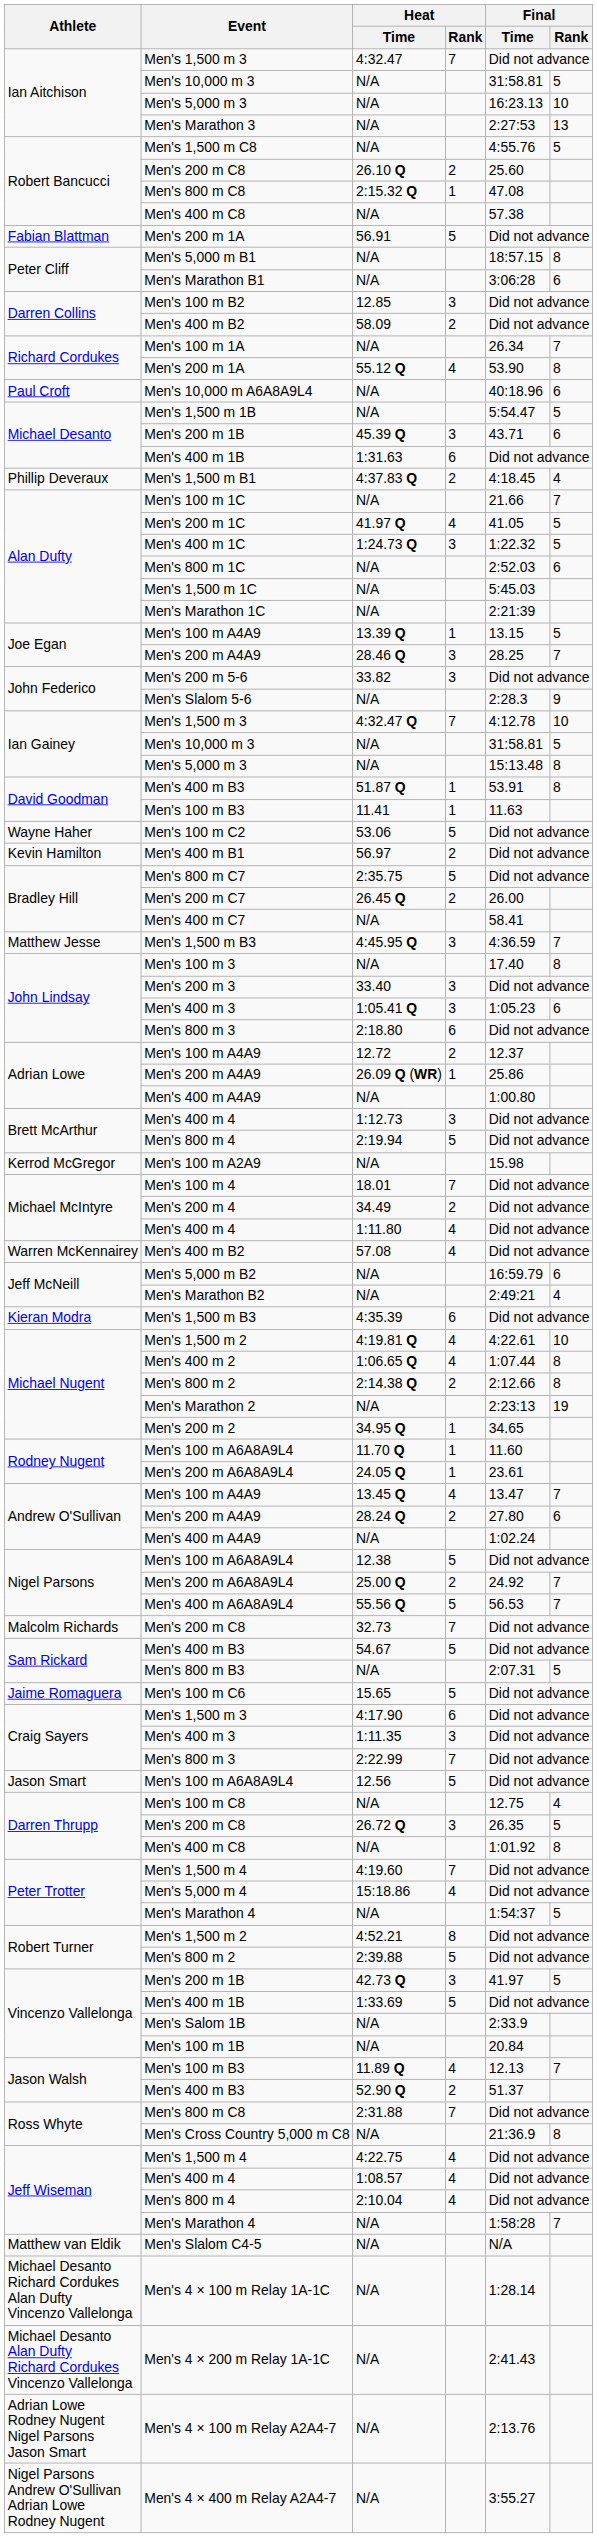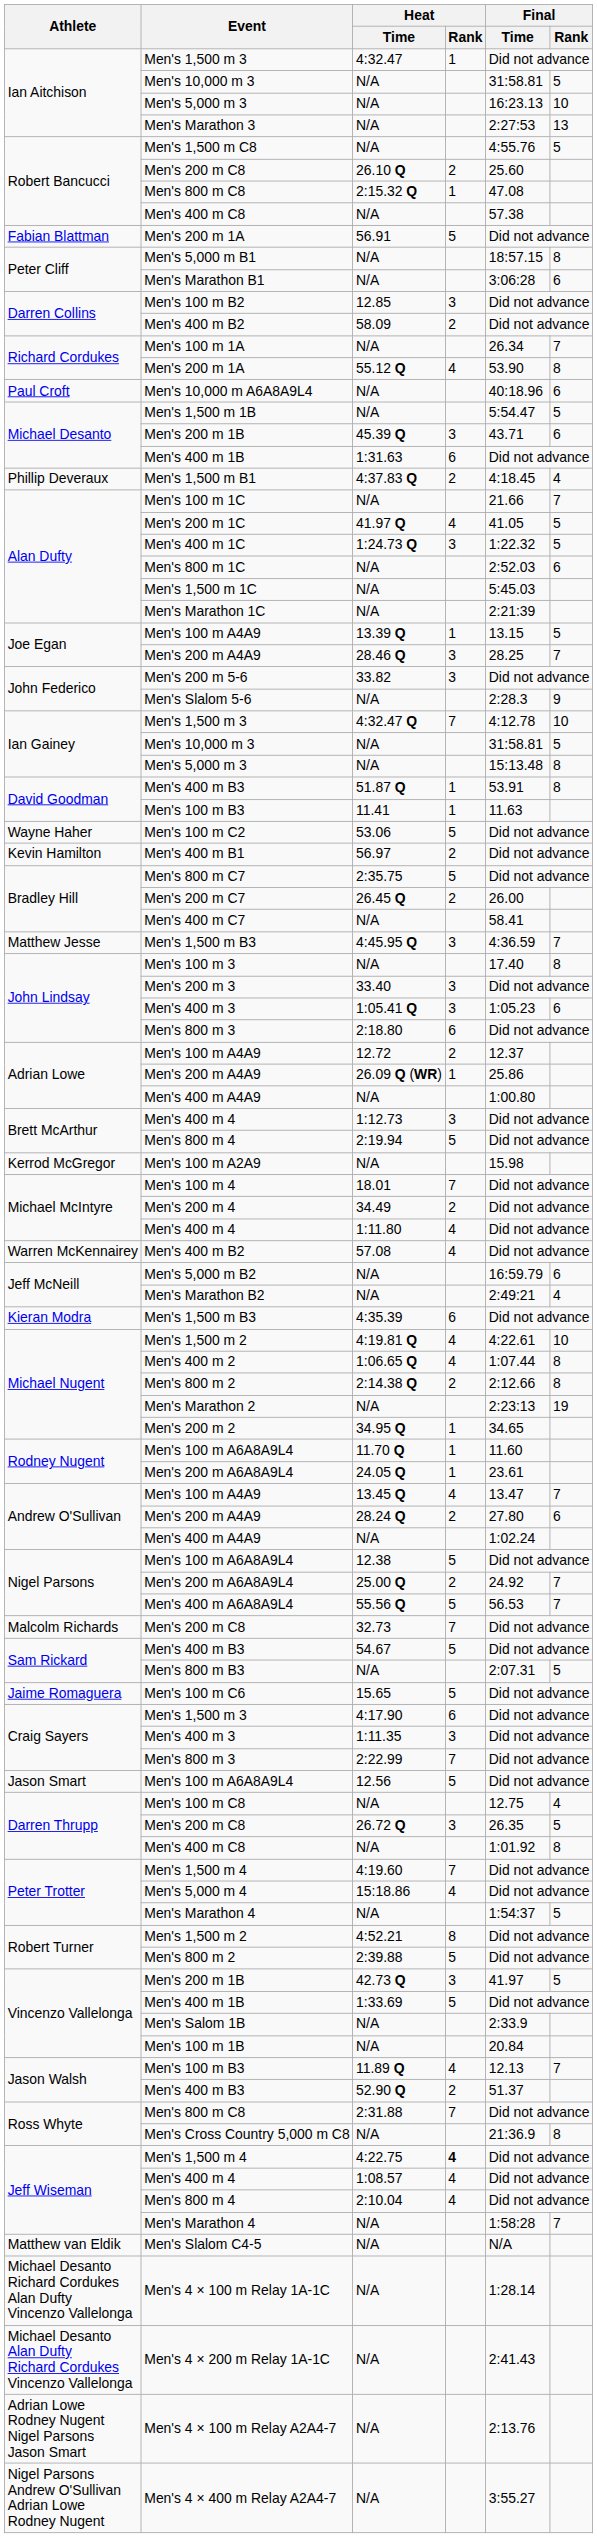(452, 59) 7 -> (452, 59) 1
(452, 2156) normal -> (452, 2156) bold
